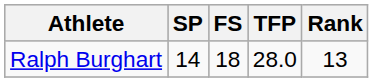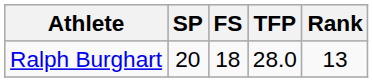(188, 59) 14 -> (188, 59) 20
